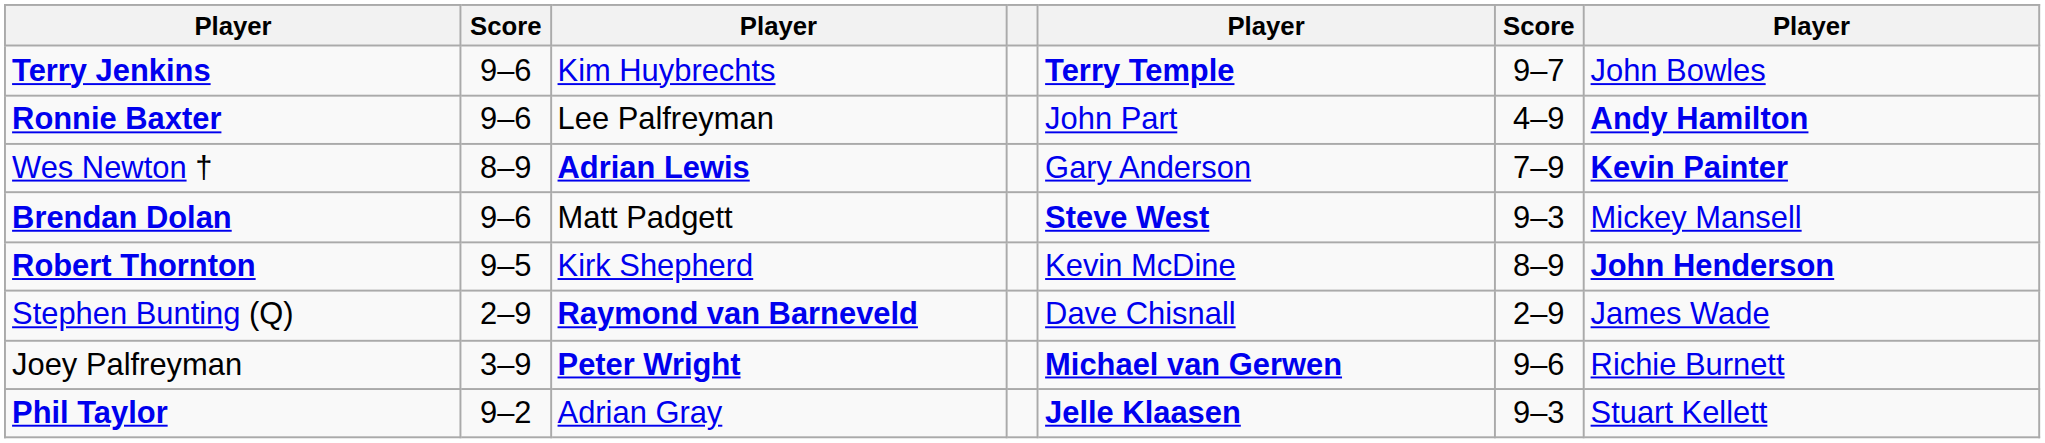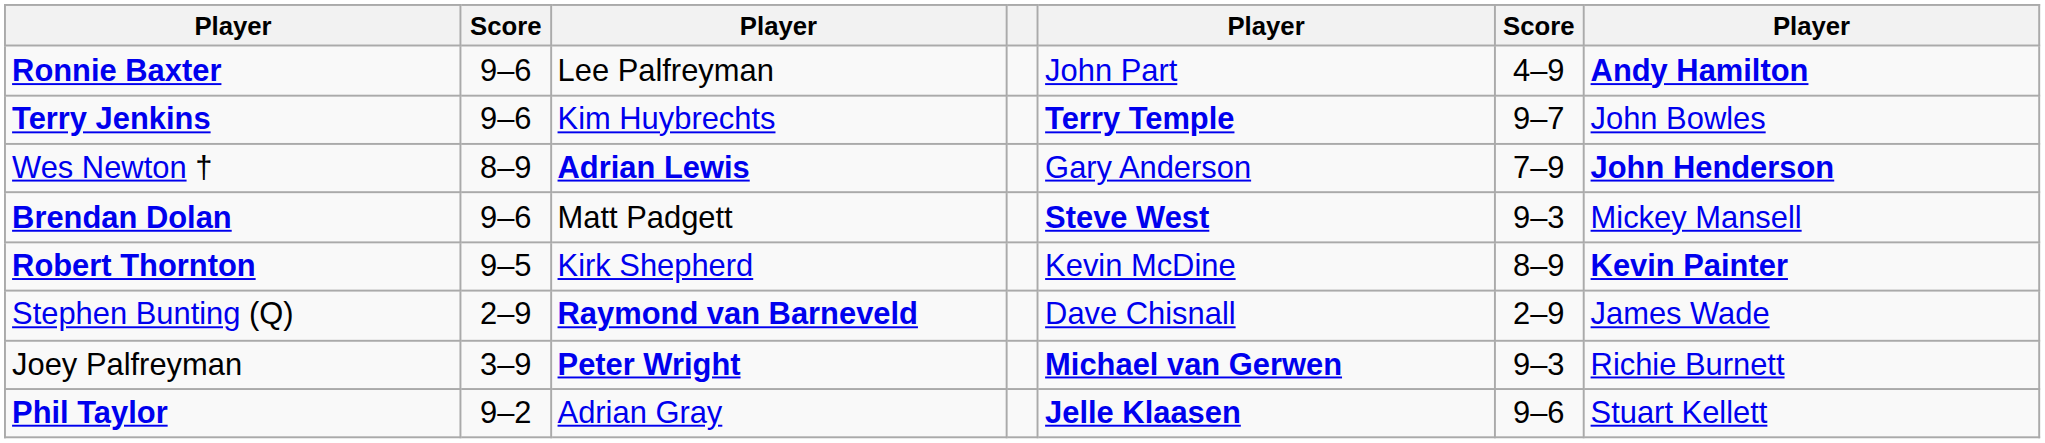rows swapped: (117, 119) <-> (111, 70)
(1689, 168) Kevin Painter -> (1712, 168) John Henderson
(1712, 266) John Henderson -> (1689, 266) Kevin Painter
(1539, 363) 9–6 -> (1539, 363) 9–3
(1539, 412) 9–3 -> (1539, 412) 9–6
